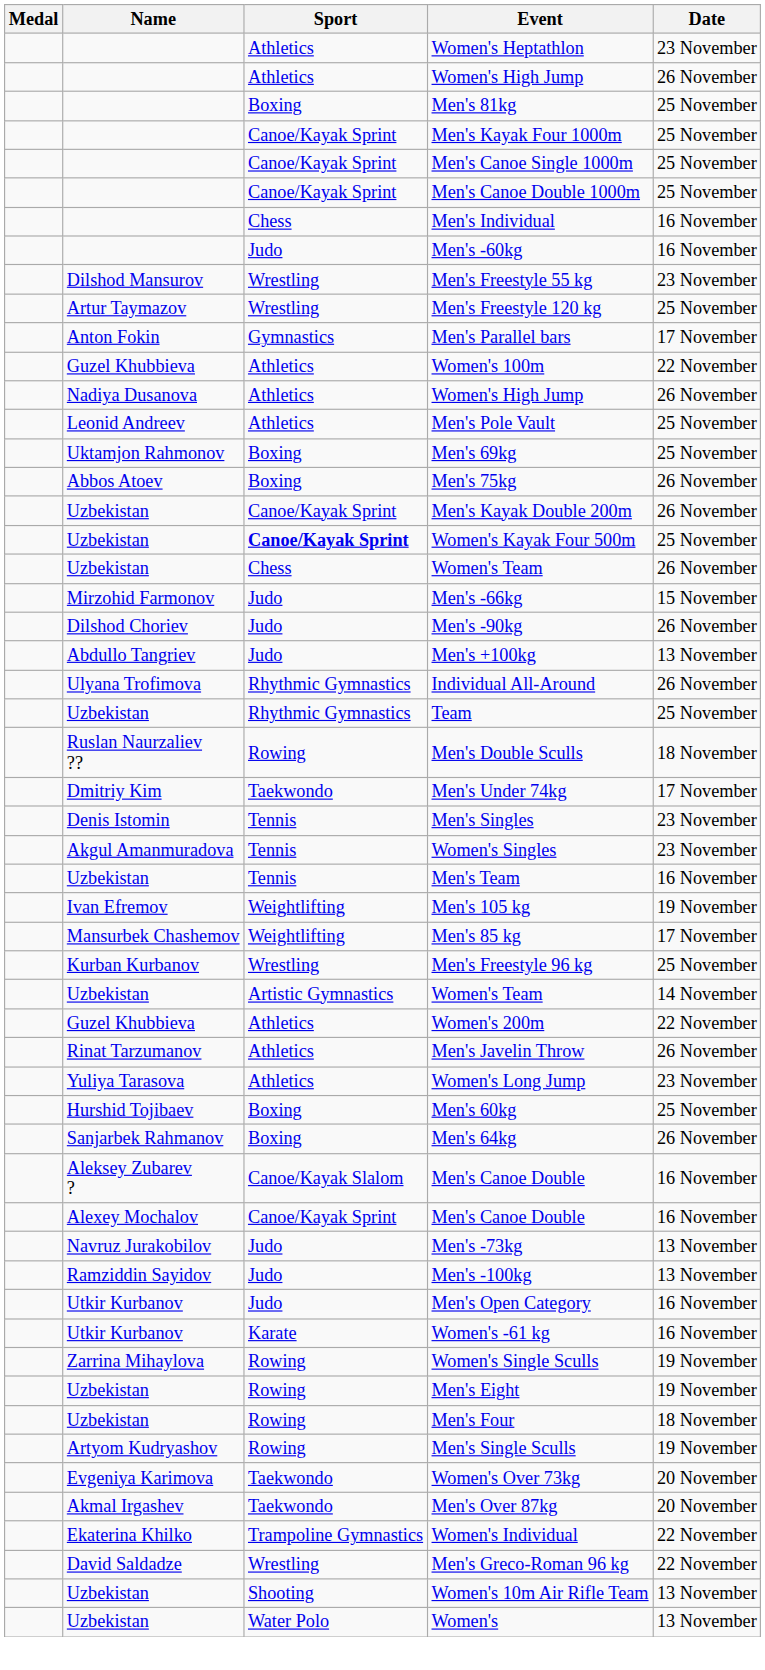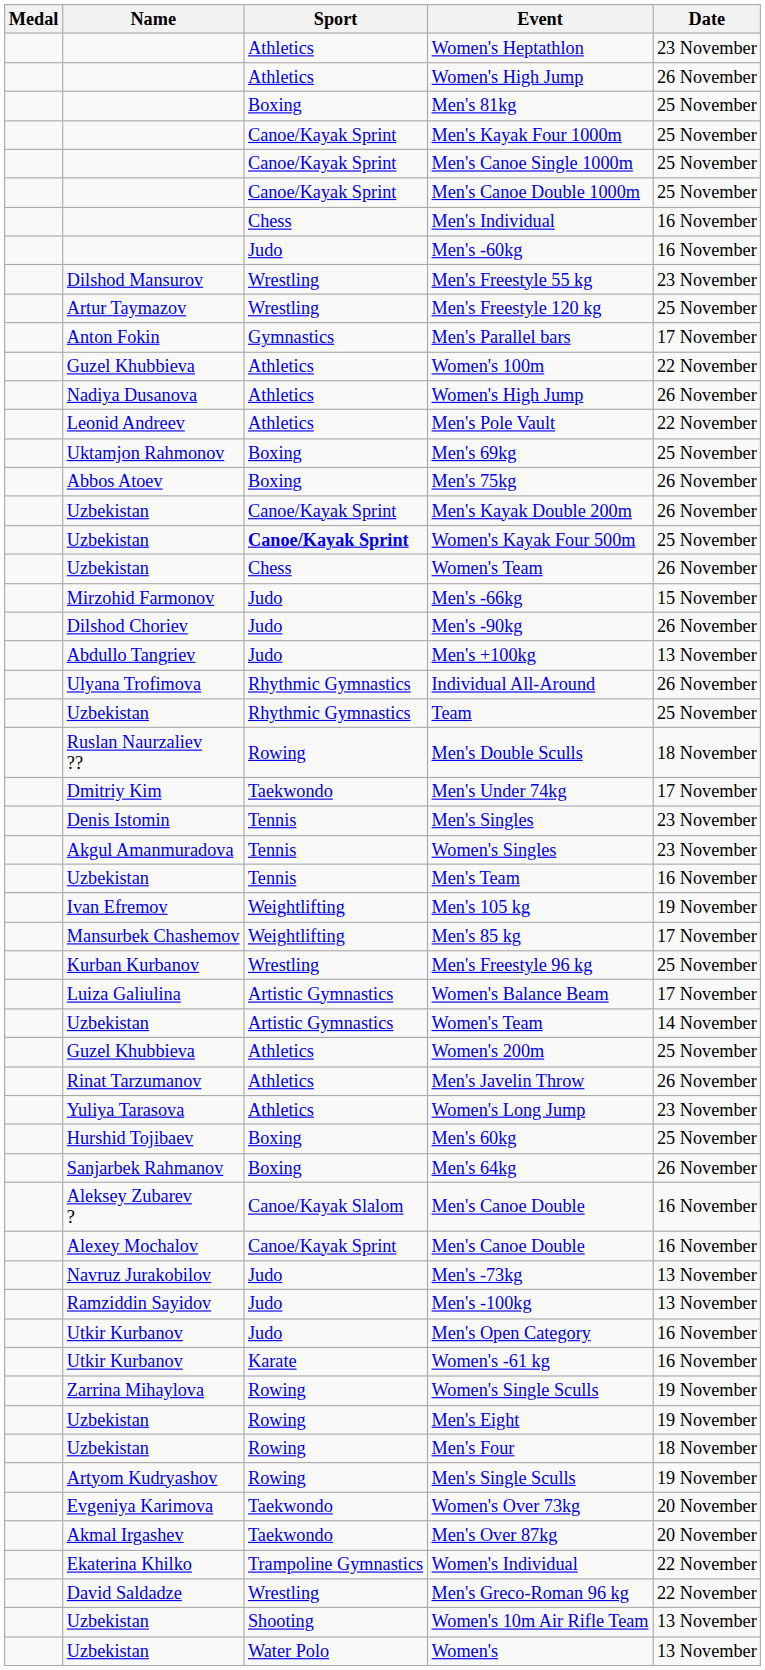(707, 423) 25 November -> (707, 423) 22 November
+ row: (124, 994)
(707, 1023) 22 November -> (707, 1051) 25 November
